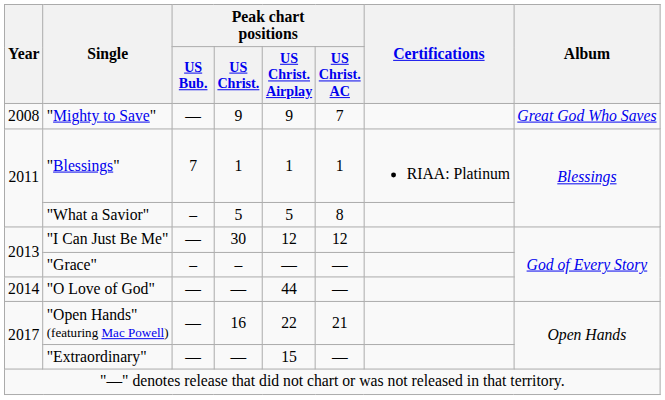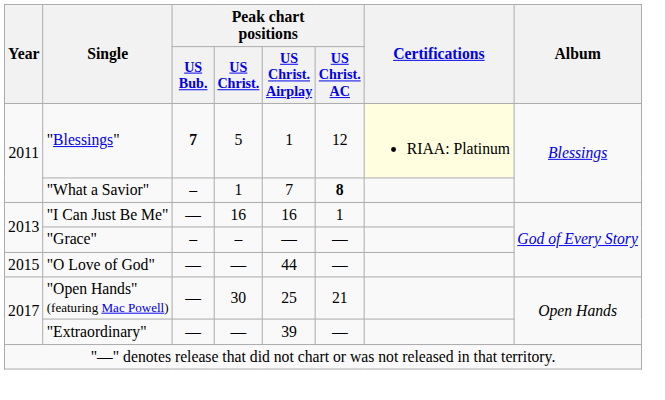- row: (101, 116)
(193, 165) normal -> (193, 140) bold
(238, 165) 1 -> (238, 140) 5
(340, 165) 1 -> (340, 140) 12
(439, 174) no background -> (439, 149) lightyellow background
(238, 214) 5 -> (238, 189) 1
(289, 214) 5 -> (289, 189) 7
(340, 214) normal -> (340, 189) bold
(238, 239) 30 -> (238, 214) 16
(289, 239) 12 -> (289, 214) 16
(340, 239) 12 -> (340, 214) 1
(24, 289) 2014 -> (24, 264) 2015
(238, 323) 16 -> (238, 298) 30
(289, 323) 22 -> (289, 298) 25
(289, 356) 15 -> (289, 331) 39
